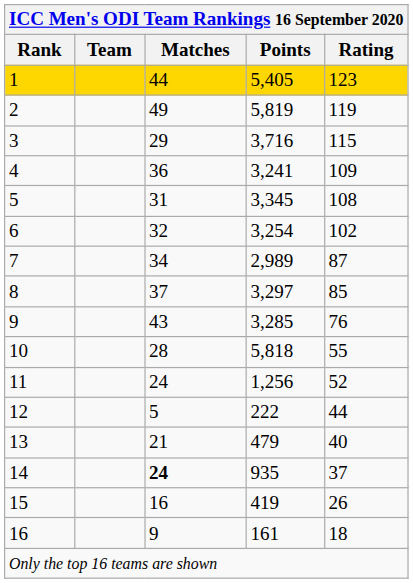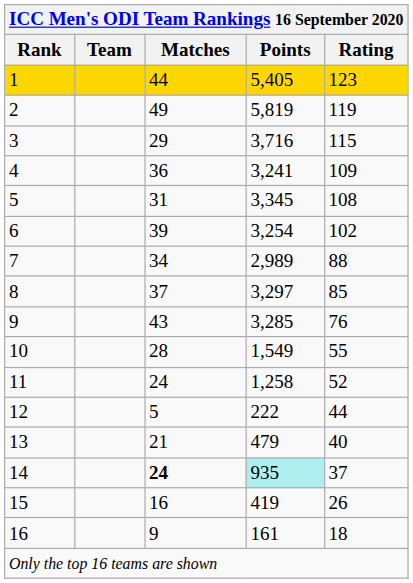(158, 230) 32 -> (158, 230) 39
(338, 261) 87 -> (338, 261) 88
(272, 351) 5,818 -> (272, 351) 1,549
(272, 381) 1,256 -> (272, 381) 1,258
(265, 472) no background -> (265, 472) paleturquoise background
